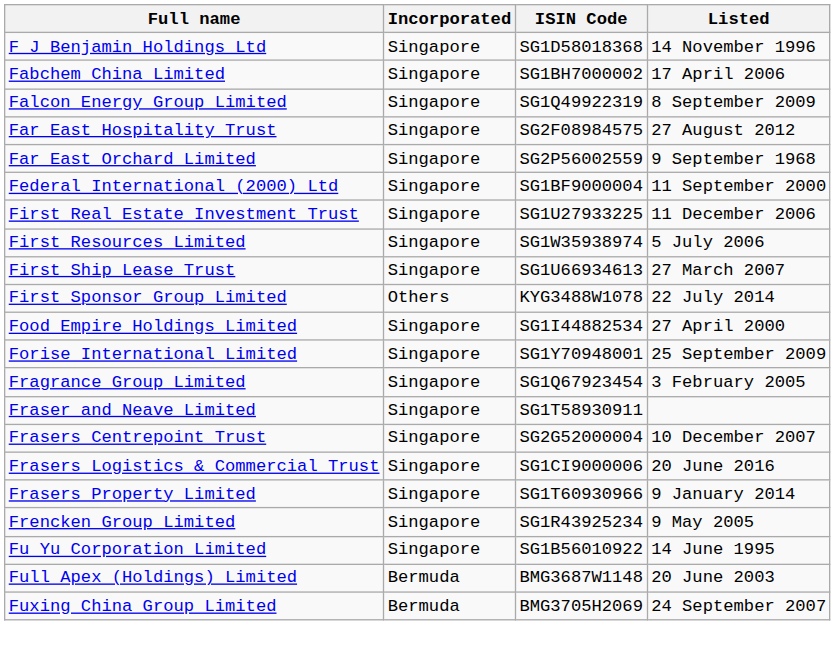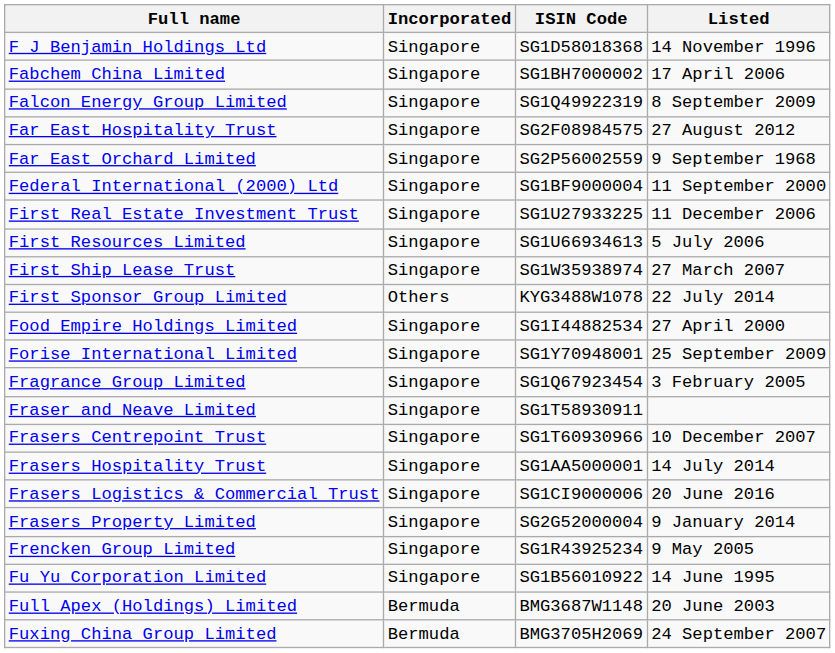(581, 242) SG1W35938974 -> (581, 242) SG1U66934613
(581, 270) SG1U66934613 -> (581, 270) SG1W35938974
(581, 438) SG2G52000004 -> (581, 438) SG1T60930966
+ row: (137, 466)
(581, 494) SG1T60930966 -> (581, 522) SG2G52000004
